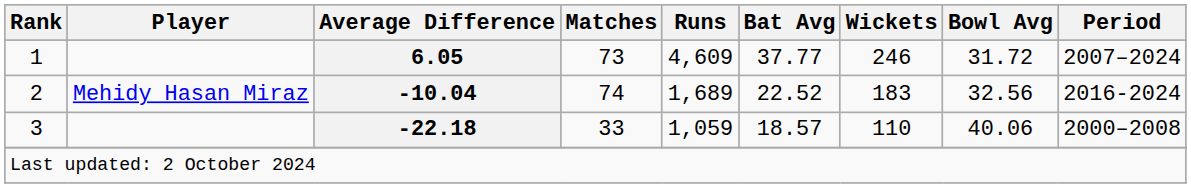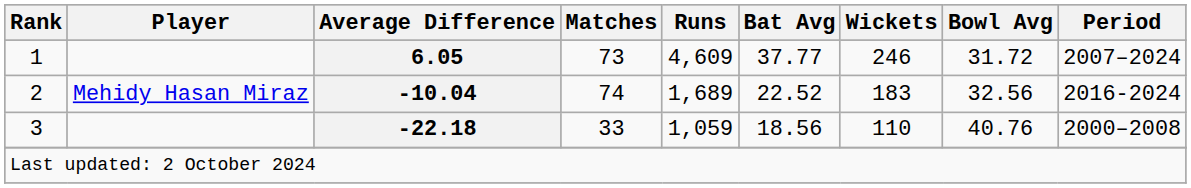(789, 129) 18.57 -> (789, 129) 18.56
(1000, 129) 40.06 -> (1000, 129) 40.76
